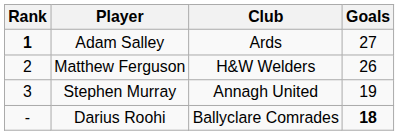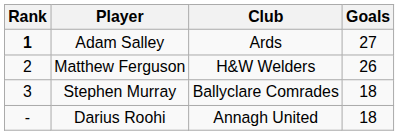(266, 92) Annagh United -> (266, 92) Ballyclare Comrades
(368, 92) 19 -> (368, 92) 18
(266, 117) Ballyclare Comrades -> (266, 117) Annagh United
(368, 117) bold -> (368, 117) normal
